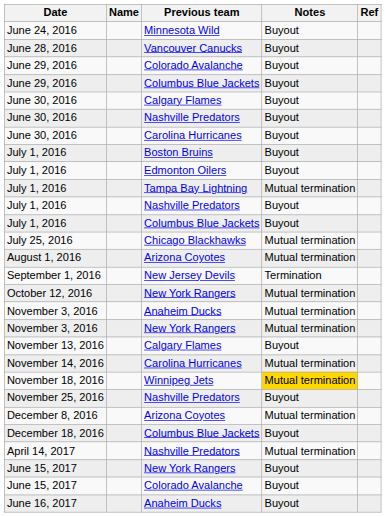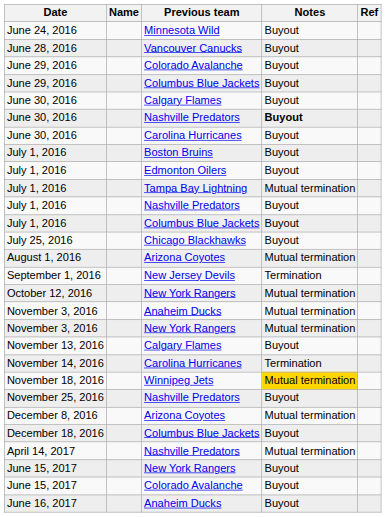(282, 118) normal -> (284, 118) bold
(310, 240) Mutual termination -> (282, 240) Buyout
(310, 363) Mutual termination -> (293, 363) Termination
